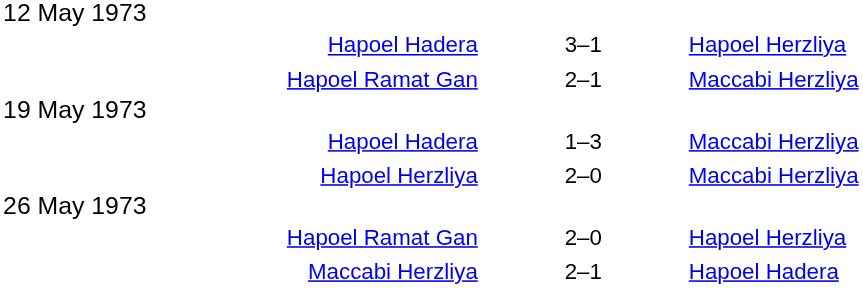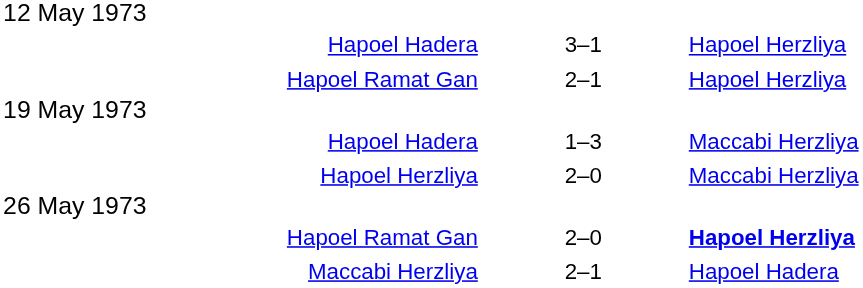(774, 79) Maccabi Herzliya -> (768, 79) Hapoel Herzliya
(768, 237) normal -> (772, 237) bold
